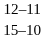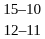rows swapped: (22, 30) <-> (22, 9)
